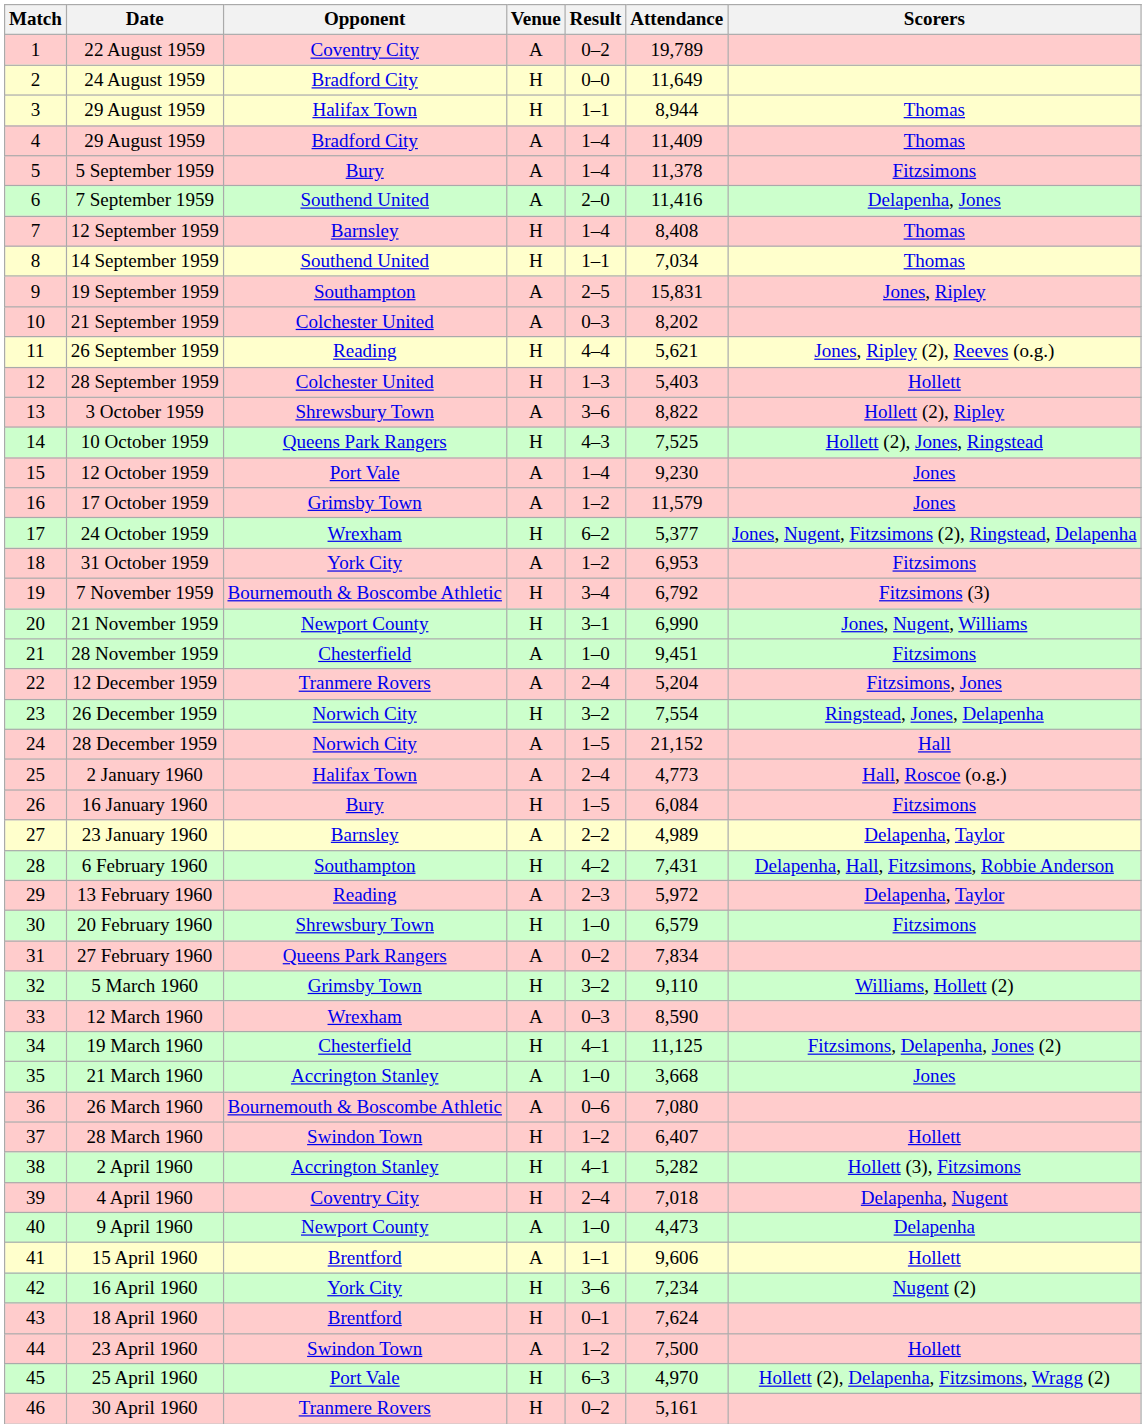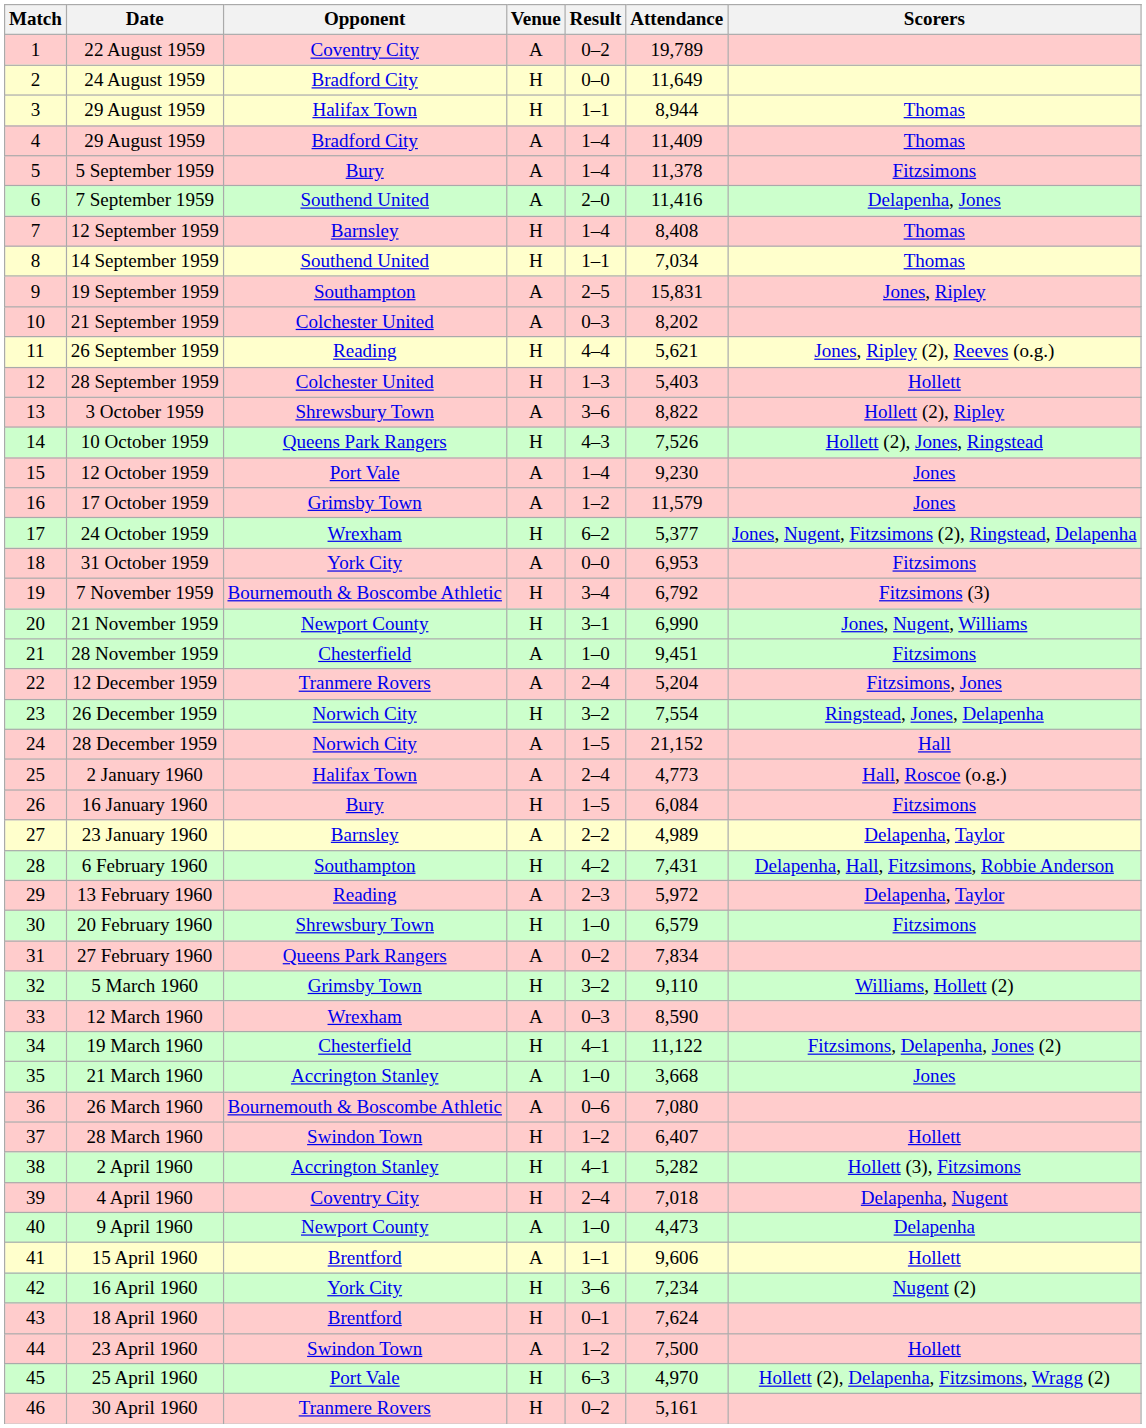(677, 442) 7,525 -> (677, 442) 7,526
(596, 563) 1–2 -> (596, 563) 0–0
(677, 1046) 11,125 -> (677, 1046) 11,122
